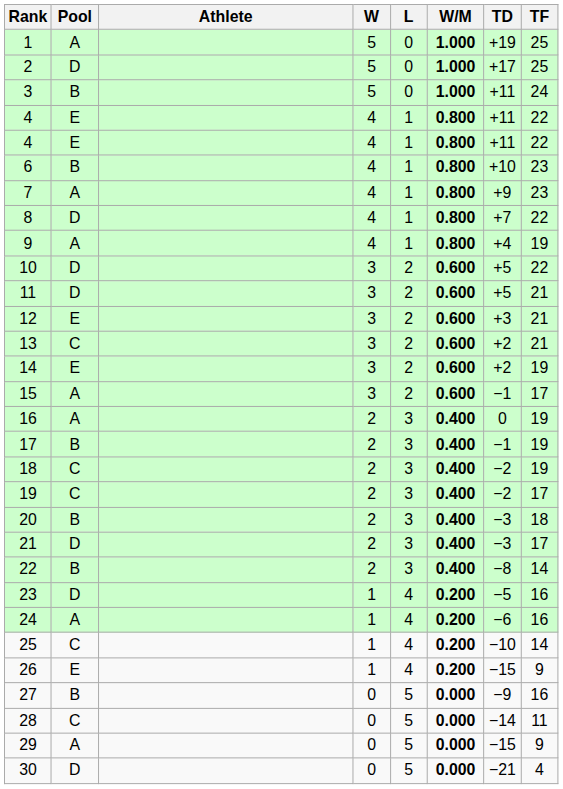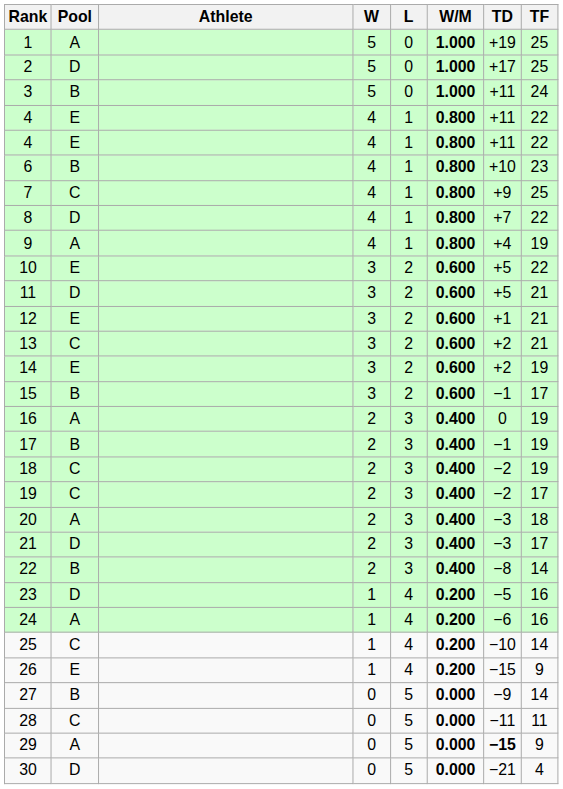(75, 192) A -> (75, 192) C
(539, 192) 23 -> (539, 192) 25
(75, 268) D -> (75, 268) E
(502, 318) +3 -> (502, 318) +1
(75, 393) A -> (75, 393) B
(75, 519) B -> (75, 519) A
(539, 695) 16 -> (539, 695) 14
(502, 720) −14 -> (502, 720) −11
(502, 745) normal -> (502, 745) bold
